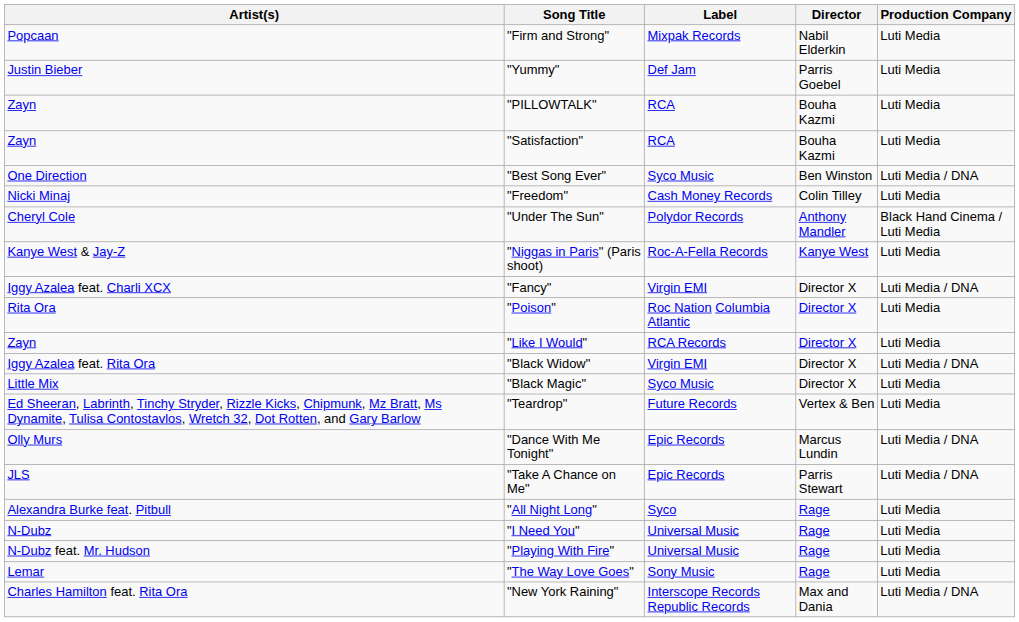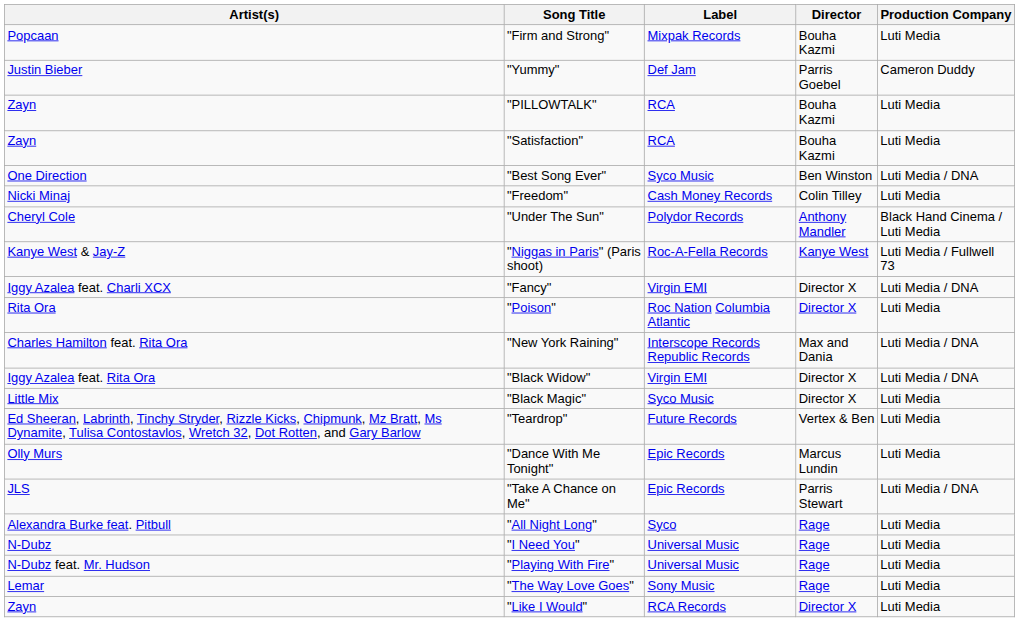(822, 42) Nabil Elderkin -> (817, 42) Bouha Kazmi
(910, 70) Luti Media -> (928, 70) Cameron Duddy
(910, 252) Luti Media -> (937, 259) Luti Media / Fullwell 73
rows swapped: (563, 592) <-> (547, 342)
(929, 439) Luti Media / DNA -> (910, 454) Luti Media
